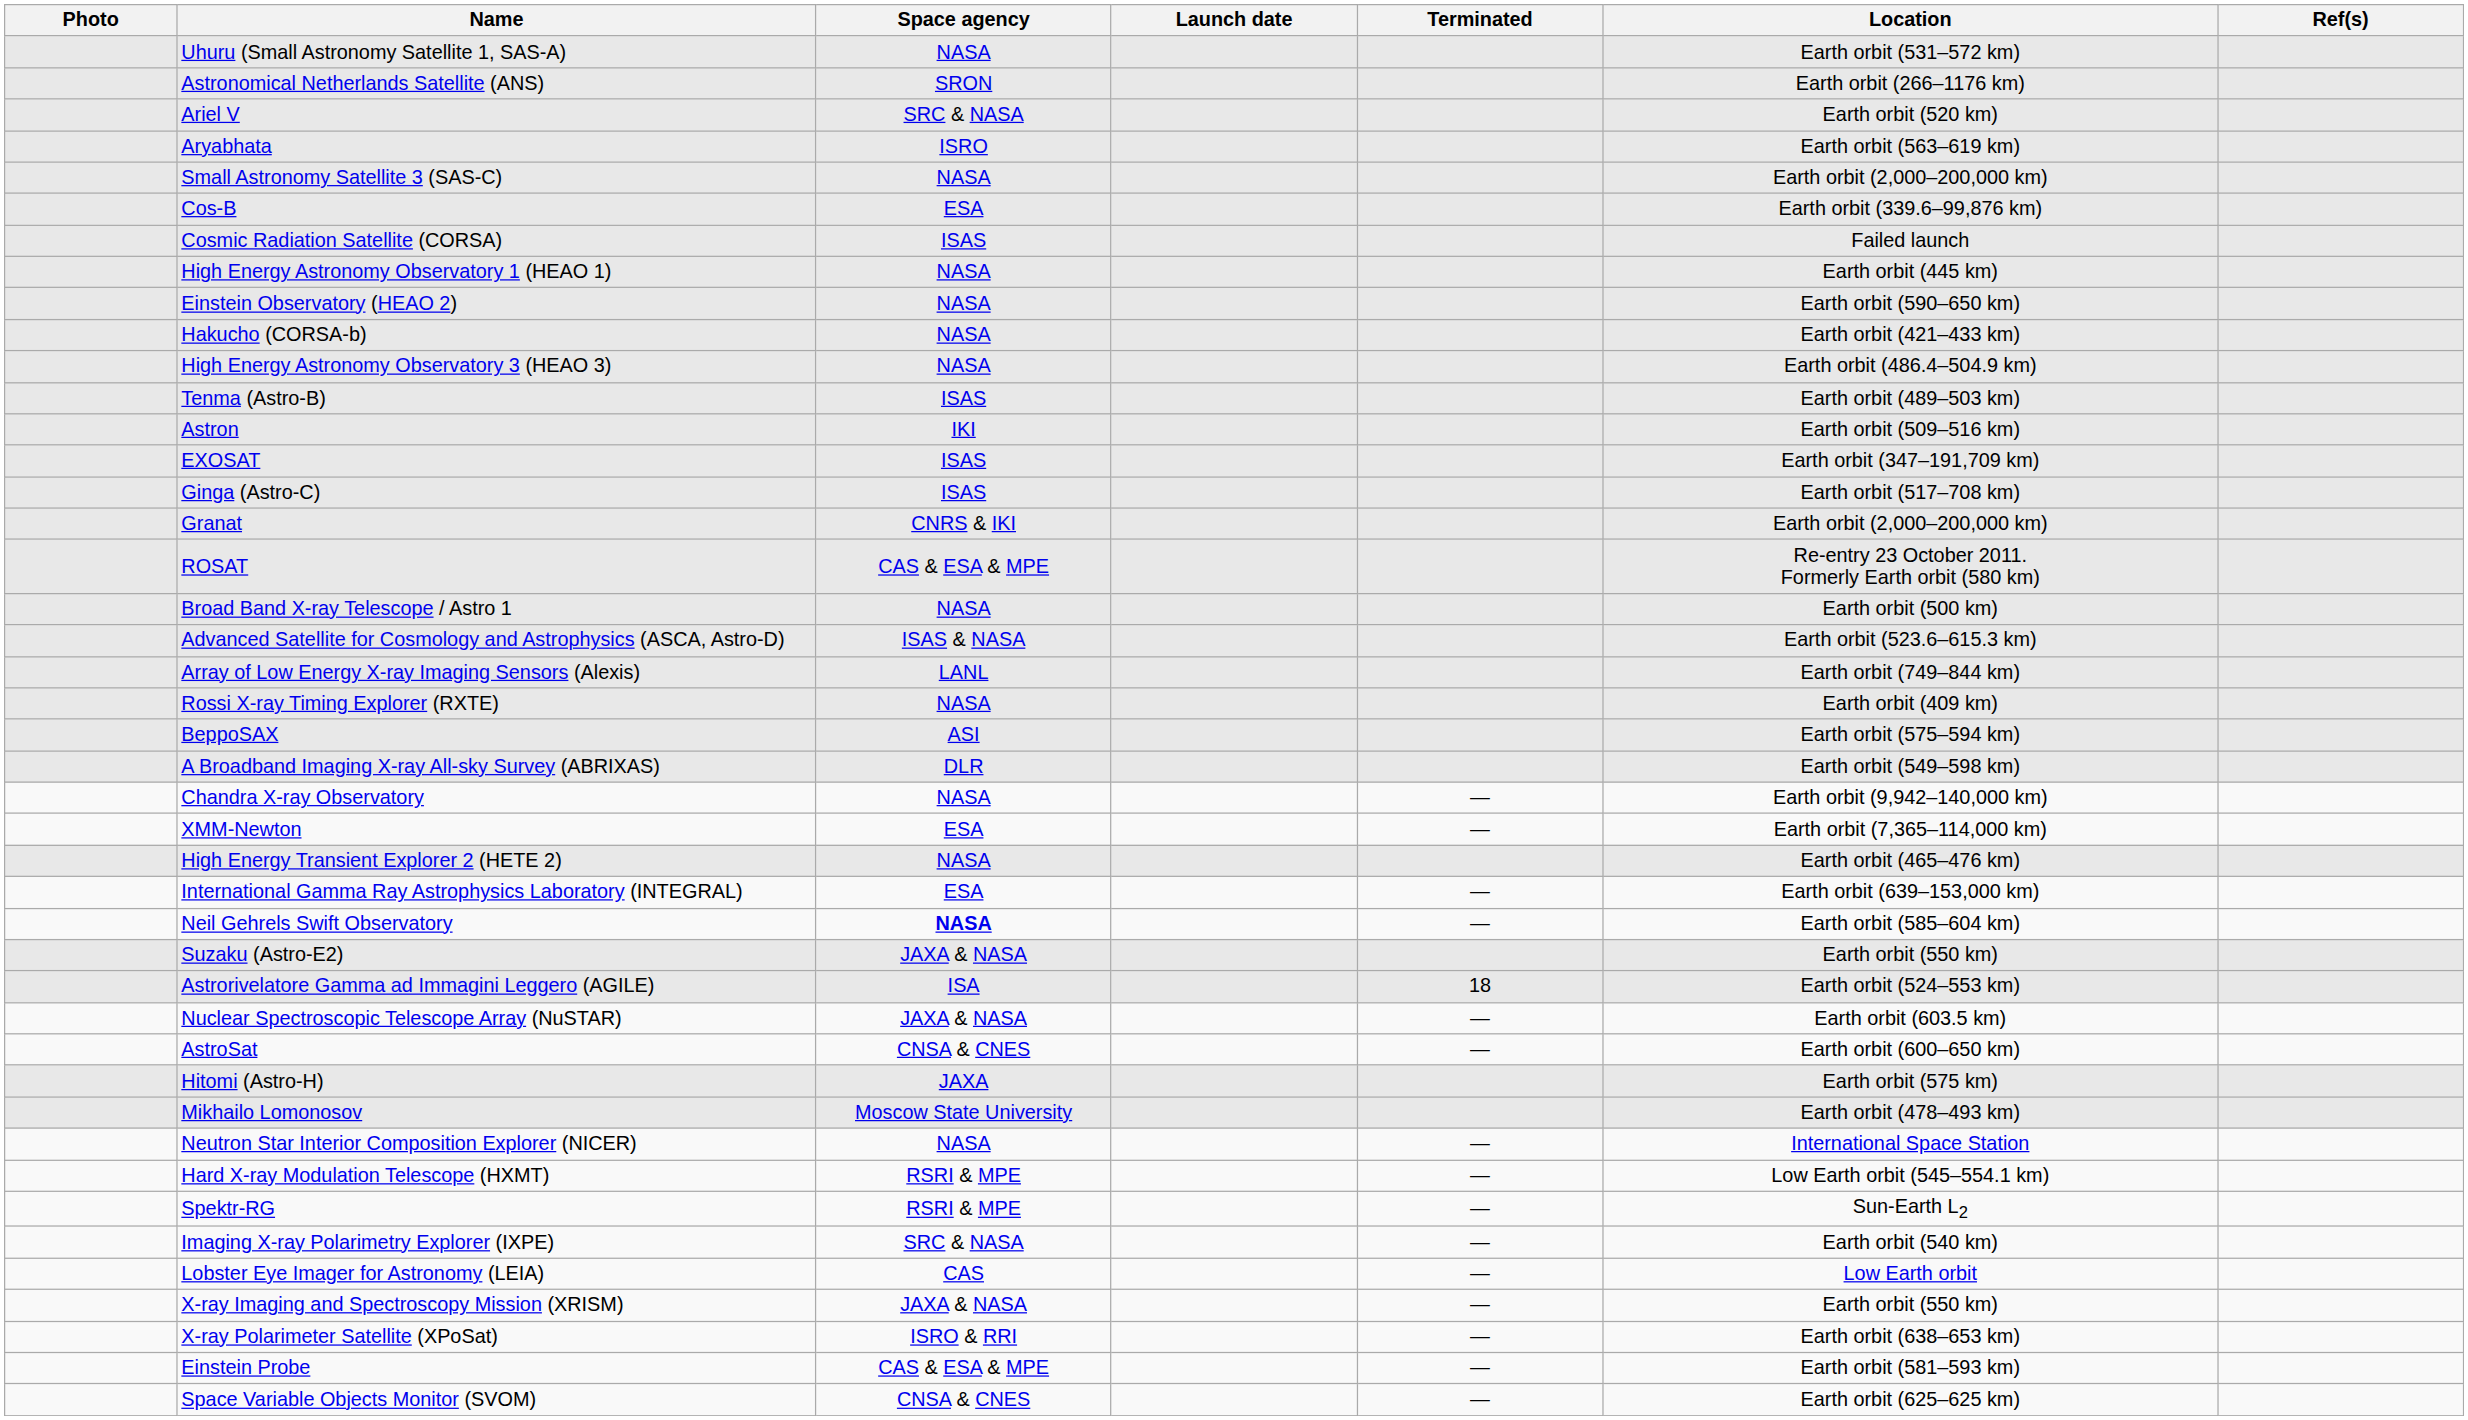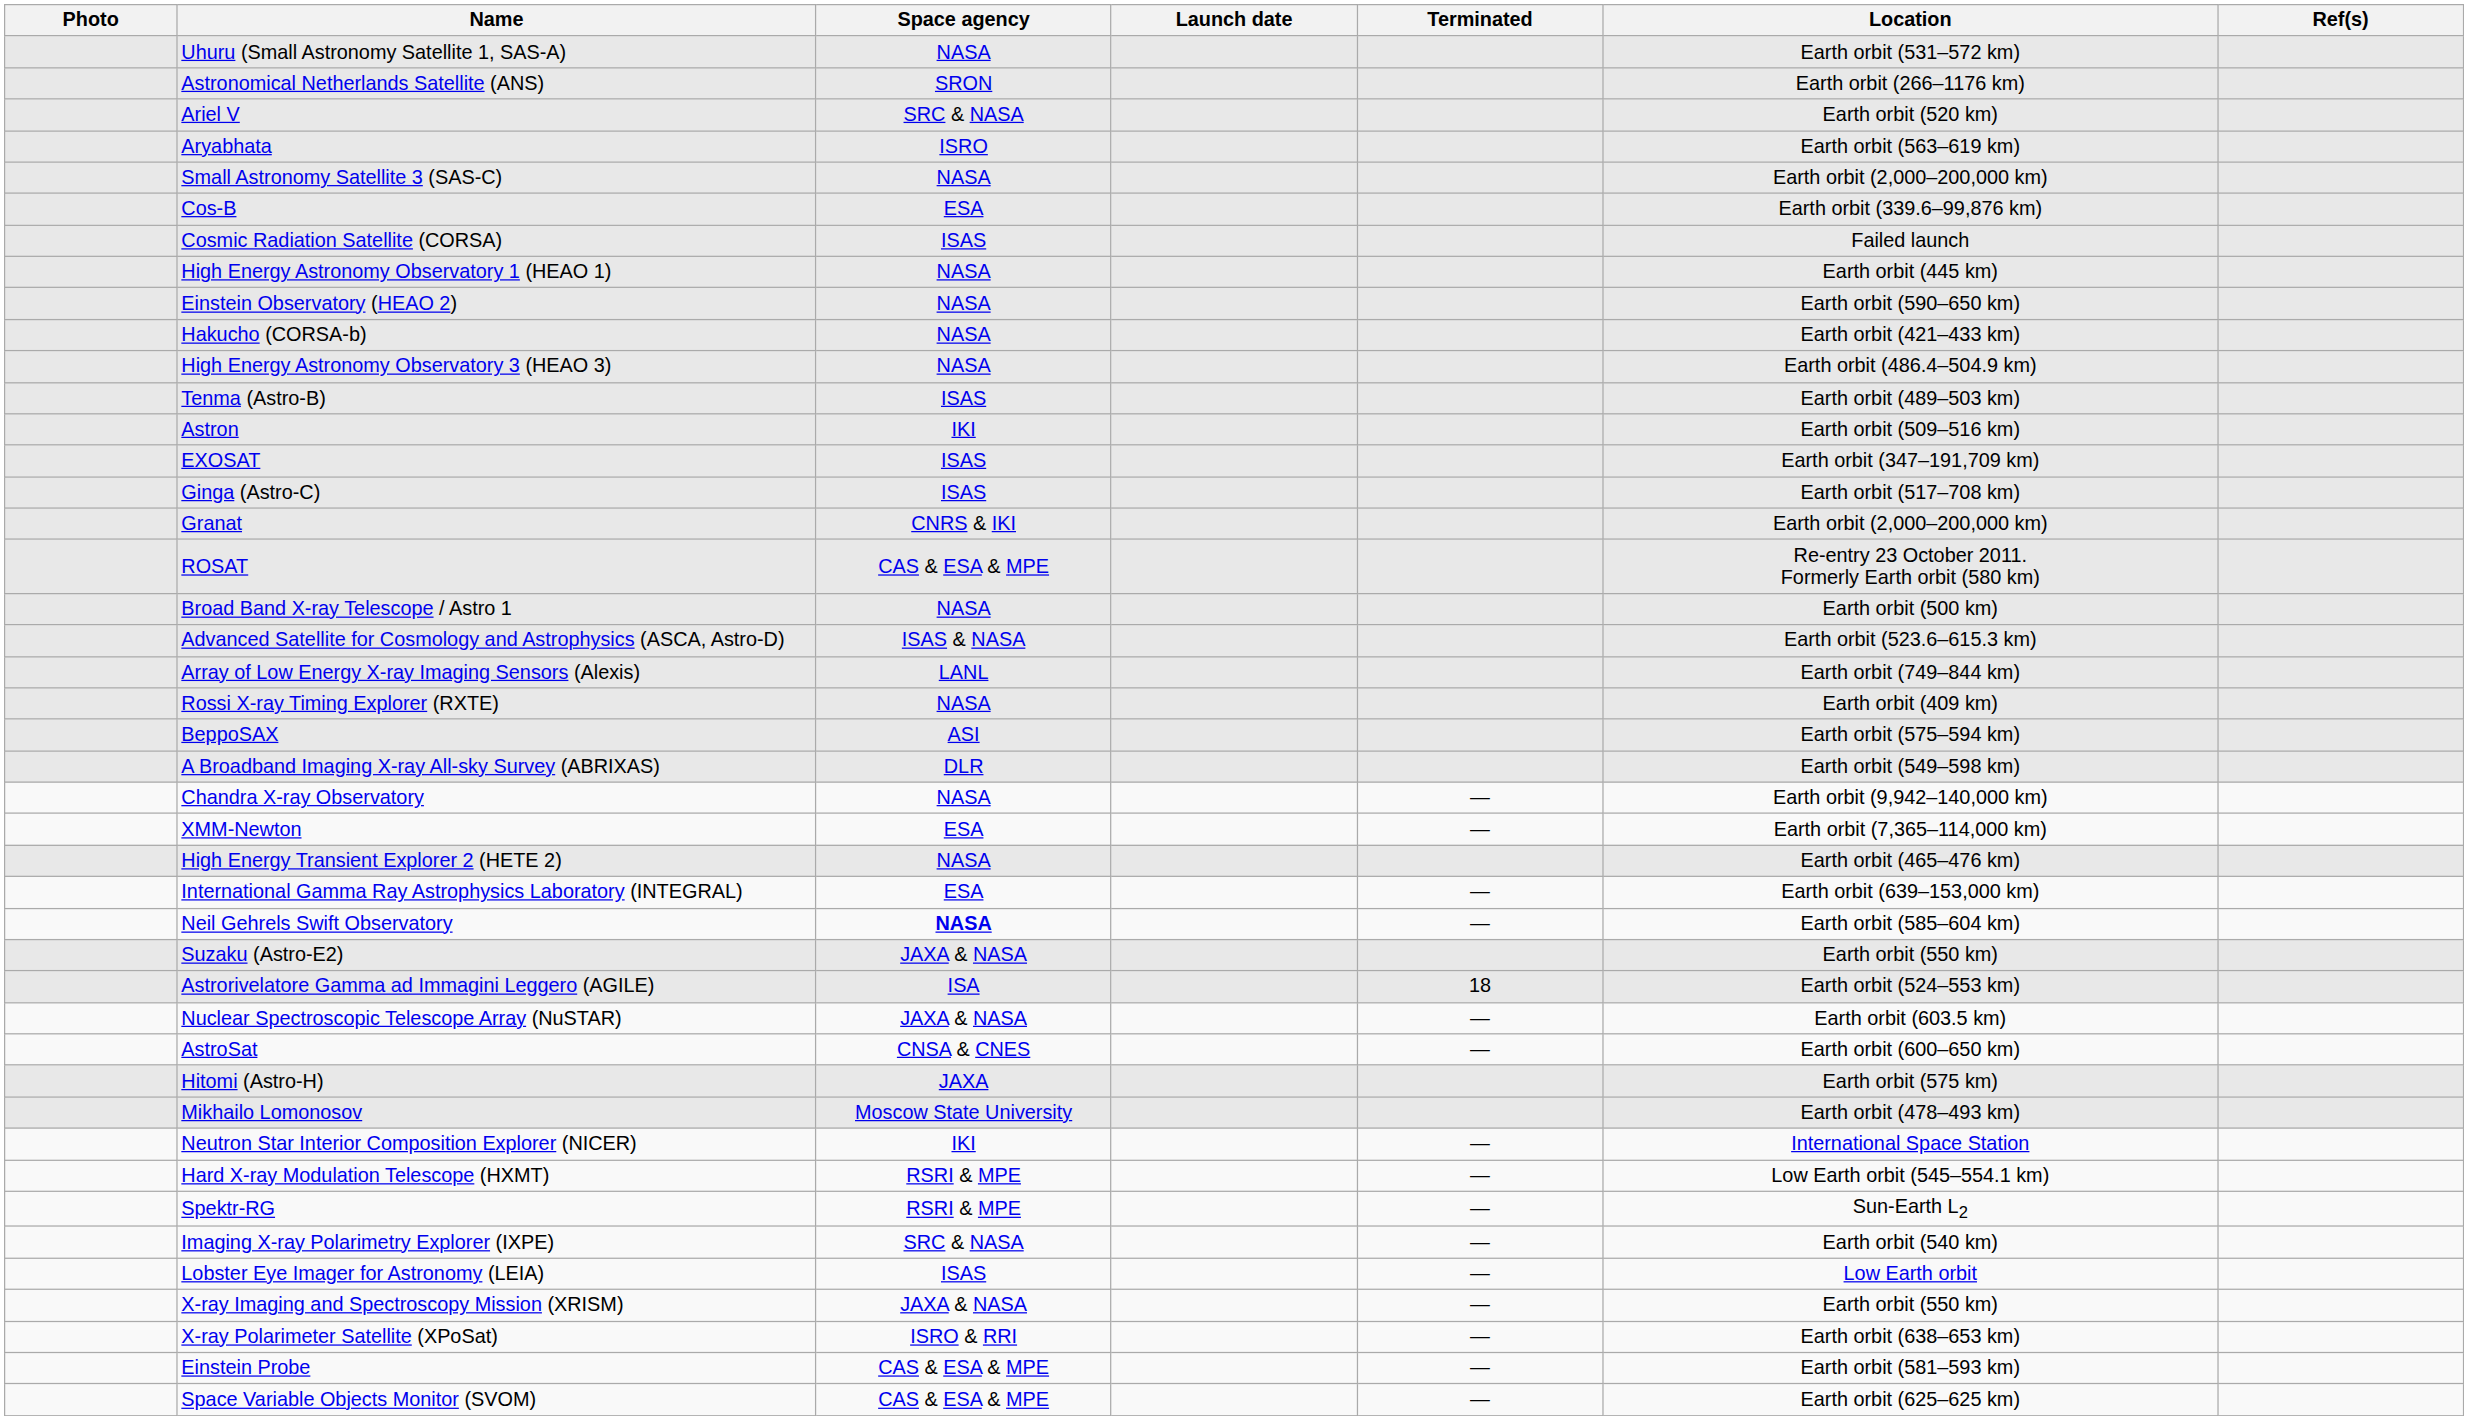(964, 1143) NASA -> (964, 1143) IKI
(964, 1273) CAS -> (964, 1273) ISAS
(964, 1399) CNSA & CNES -> (964, 1399) CAS & ESA & MPE
